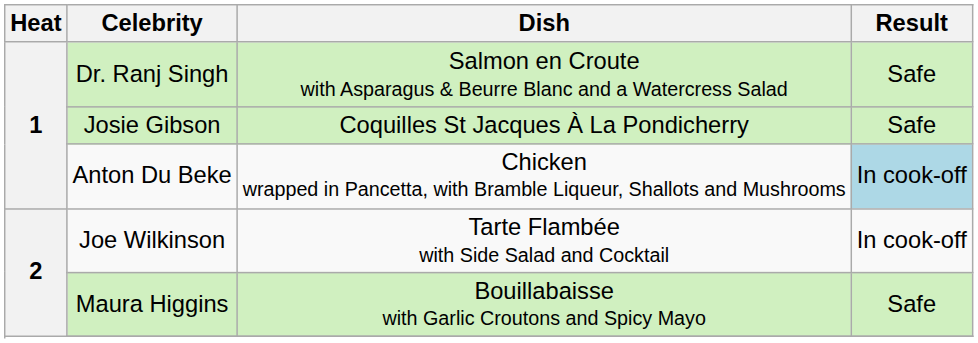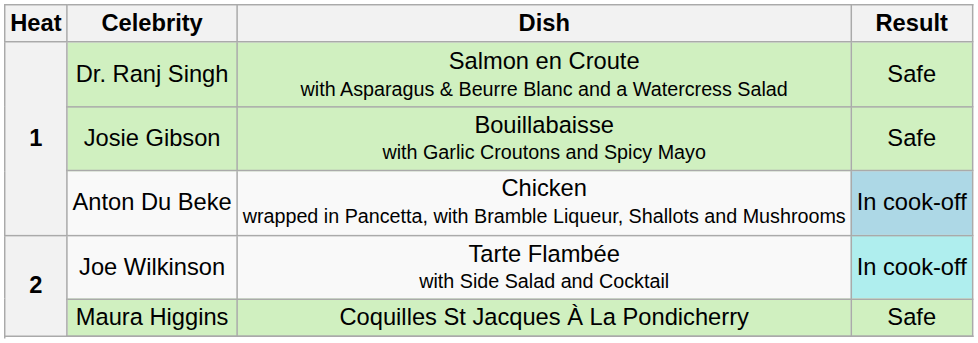(544, 125) Coquilles St Jacques À La Pondicherry -> (544, 138) Bouillabaisse with Garlic Croutons and Spicy Mayo
(912, 240) no background -> (912, 266) paleturquoise background
(544, 304) Bouillabaisse with Garlic Croutons and Spicy Mayo -> (544, 317) Coquilles St Jacques À La Pondicherry
